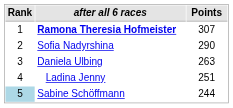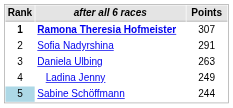(20, 30) normal -> (20, 30) bold
(207, 46) 290 -> (207, 46) 291
(207, 78) 251 -> (207, 78) 249
